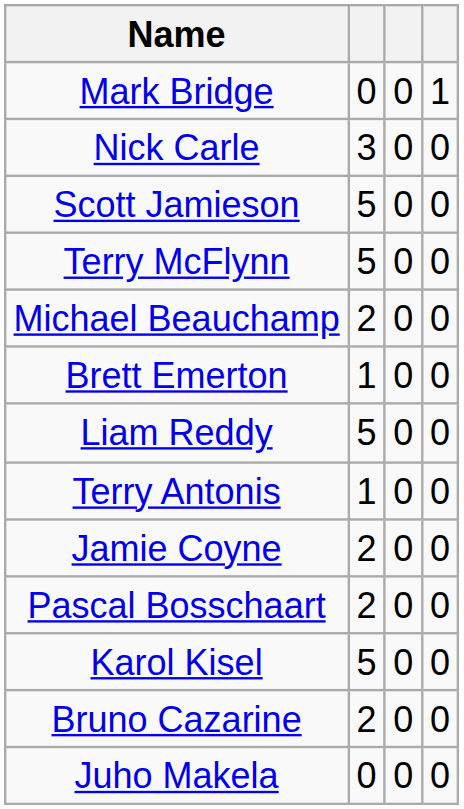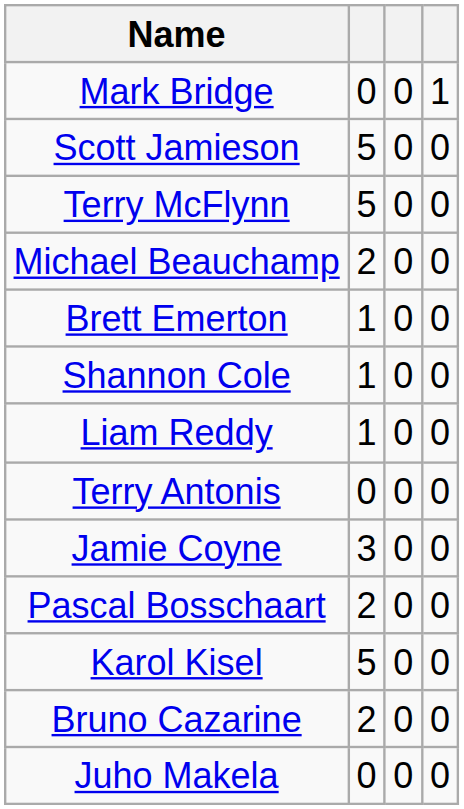- row: (177, 148)
+ row: (177, 376)
(366, 433) 5 -> (366, 433) 1
(366, 490) 1 -> (366, 490) 0
(366, 547) 2 -> (366, 547) 3
